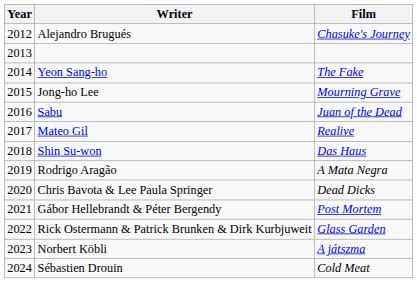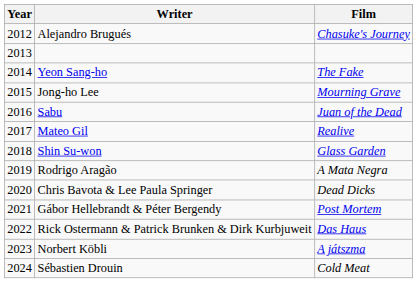(342, 151) Das Haus -> (351, 151) Glass Garden
(351, 229) Glass Garden -> (342, 229) Das Haus
